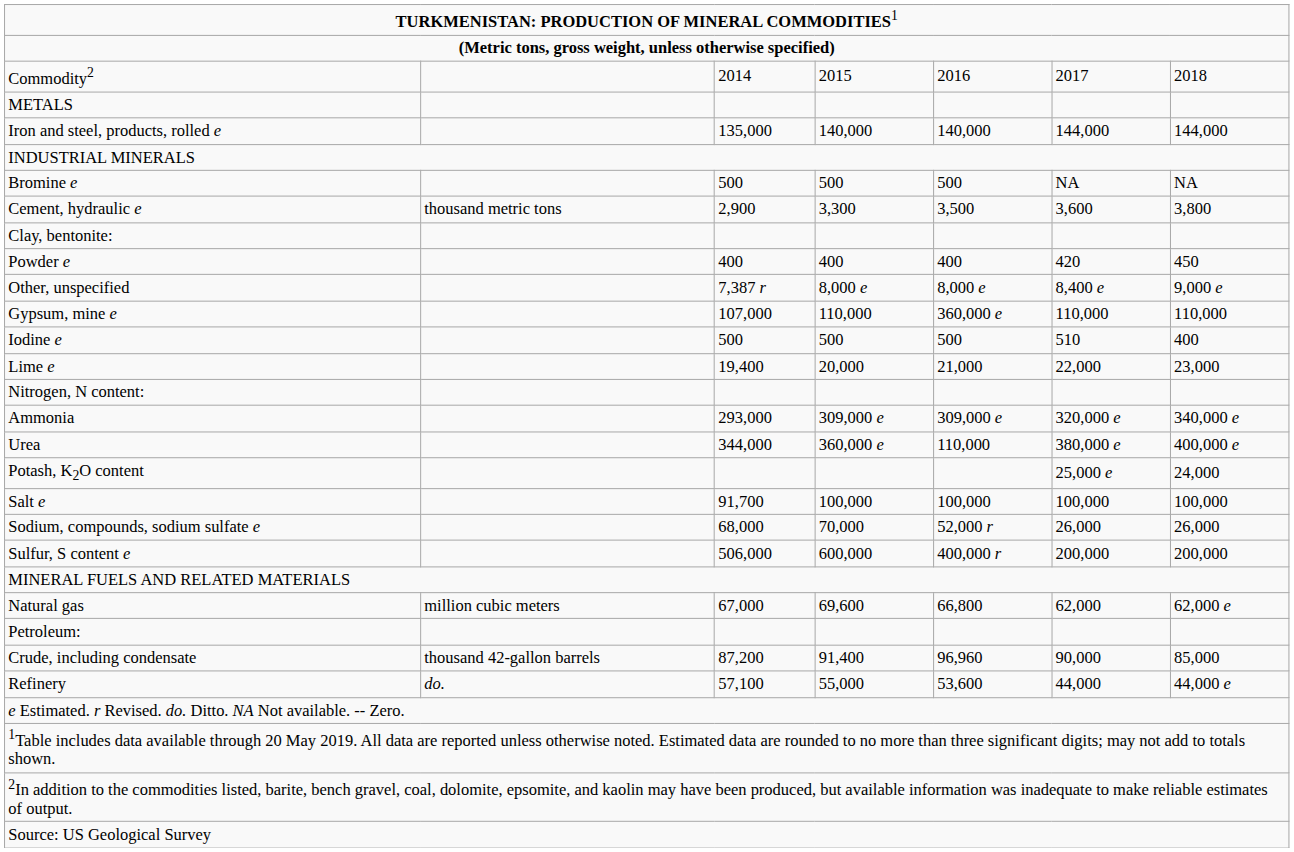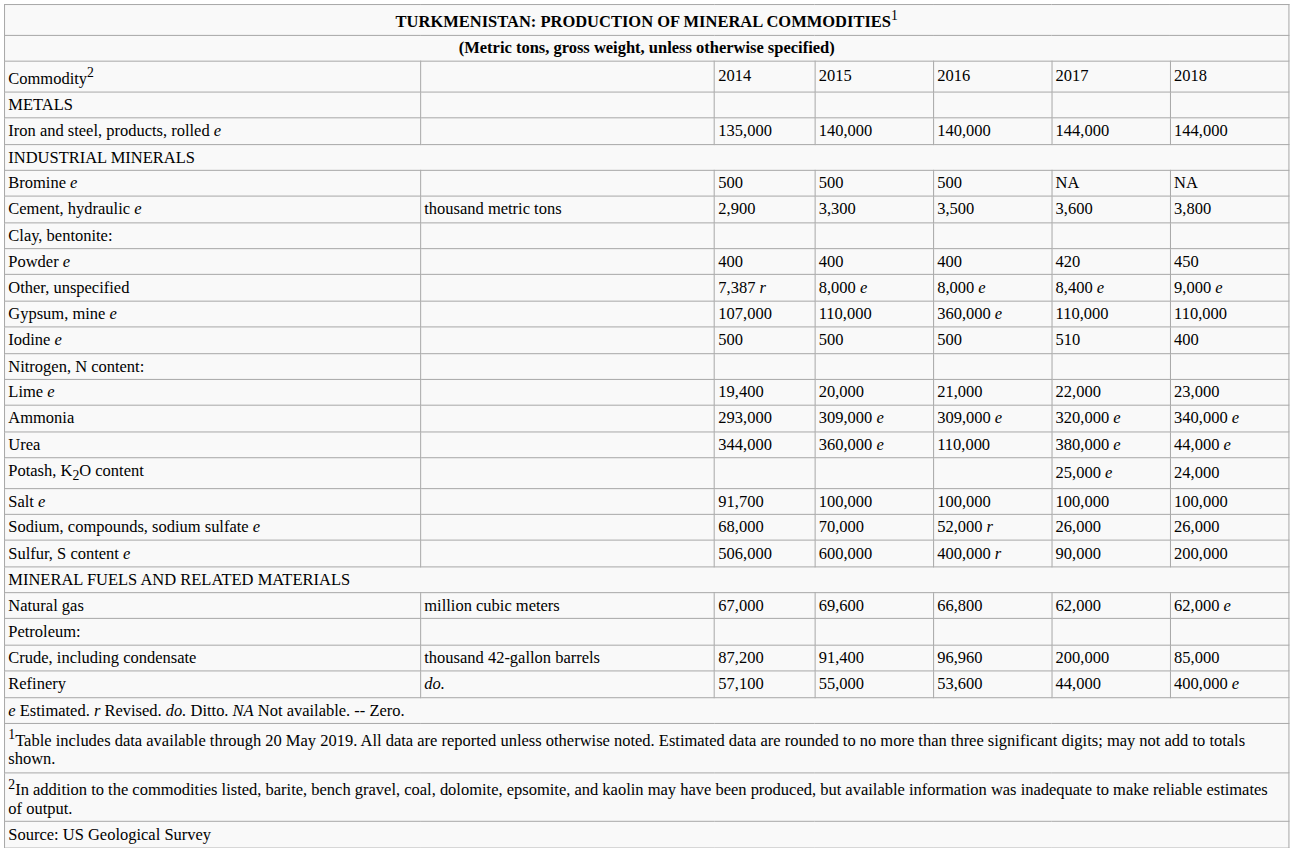rows swapped: (31, 366) <-> (76, 392)
(1207, 444) 400,000 e -> (1202, 444) 44,000 e
(1082, 553) 200,000 -> (1078, 553) 90,000
(1078, 658) 90,000 -> (1082, 658) 200,000
(1202, 684) 44,000 e -> (1207, 684) 400,000 e
